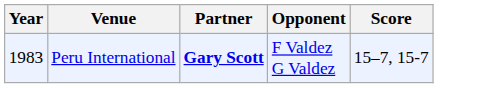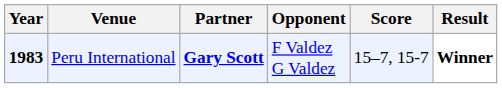+ column: (465, 19)
(26, 57) normal -> (26, 57) bold
